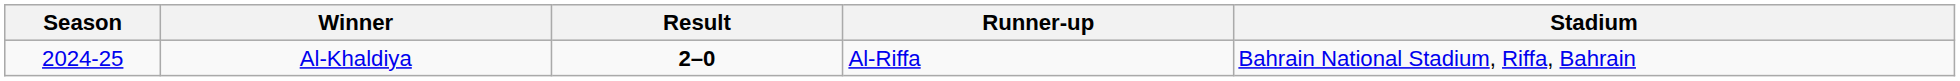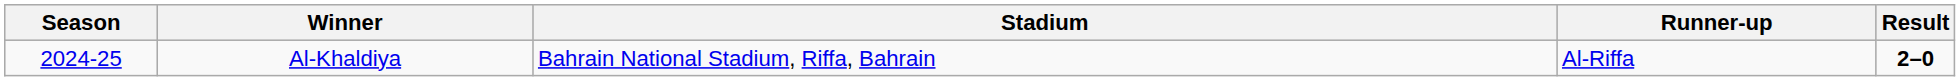columns swapped: (697, 23) <-> (1594, 23)
